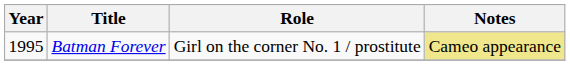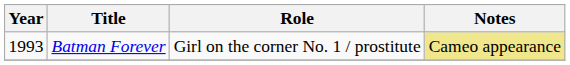(26, 45) 1995 -> (26, 45) 1993
